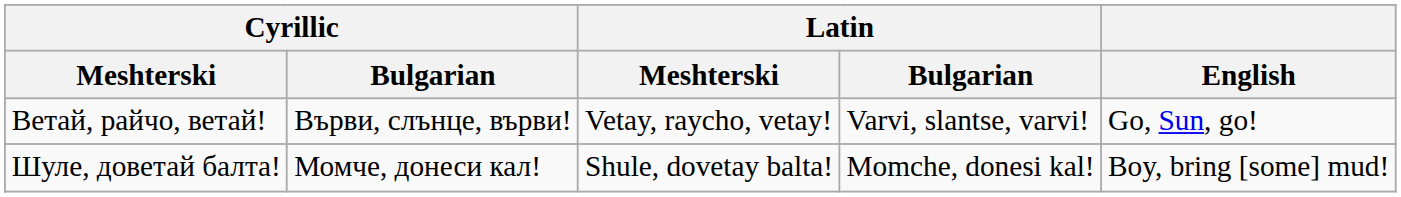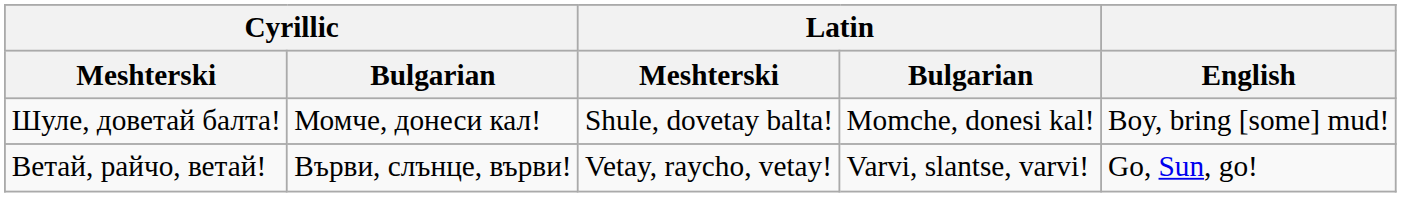rows swapped: (139, 120) <-> (146, 167)
